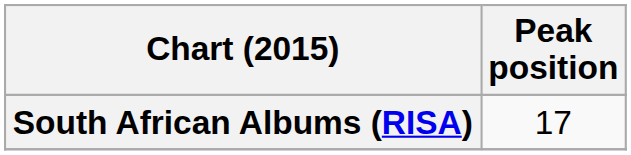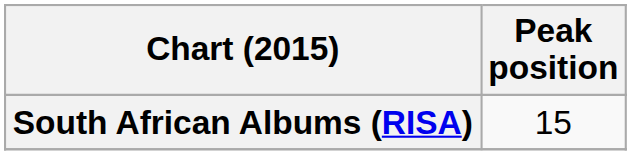(553, 121) 17 -> (553, 121) 15
